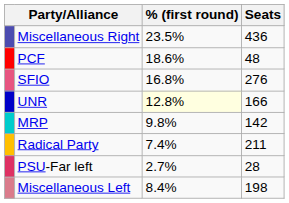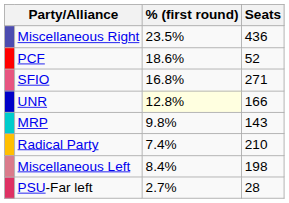(252, 58) 48 -> (252, 58) 52
(256, 79) 276 -> (256, 79) 271
(256, 123) 142 -> (256, 123) 143
(256, 144) 211 -> (256, 144) 210
rows swapped: (74, 187) <-> (55, 166)
